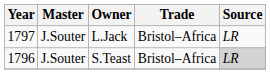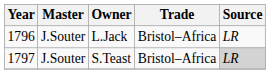(21, 36) 1797 -> (21, 36) 1796
(21, 58) 1796 -> (21, 58) 1797
